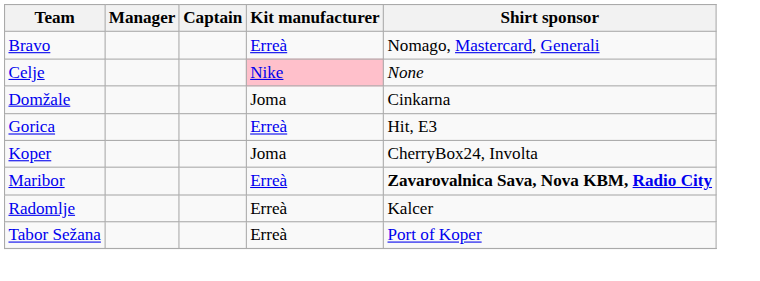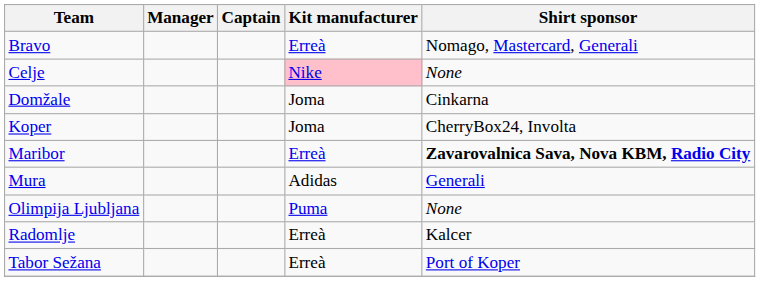- row: (32, 126)
+ row: (27, 180)
+ row: (74, 208)
